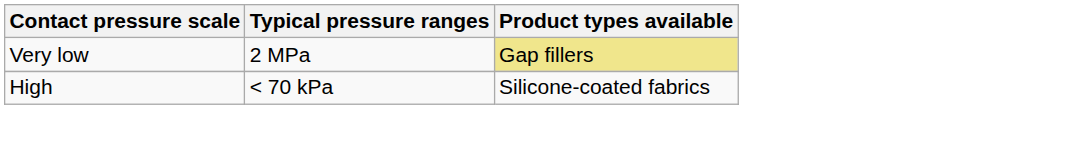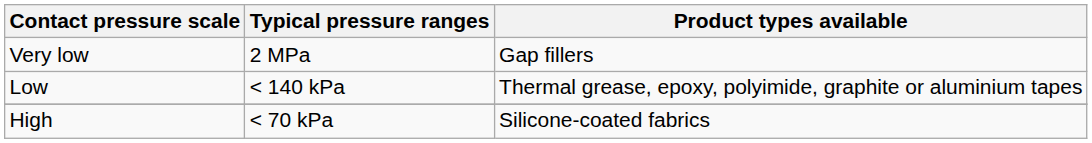(546, 54) khaki background -> (546, 54) no background
+ row: (29, 87)
